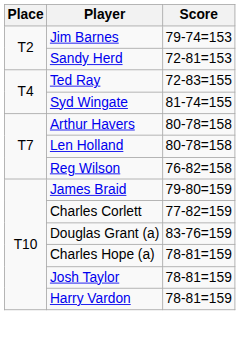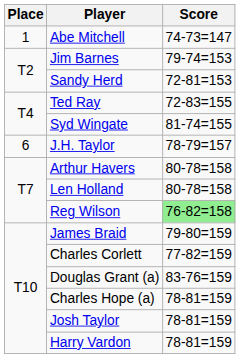+ row: (87, 37)
+ row: (82, 146)
(199, 168) no background -> (199, 211) lightgreen background
